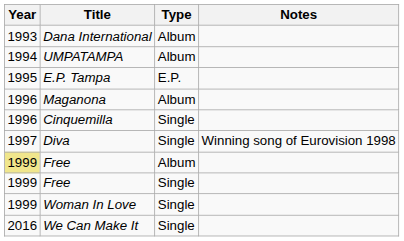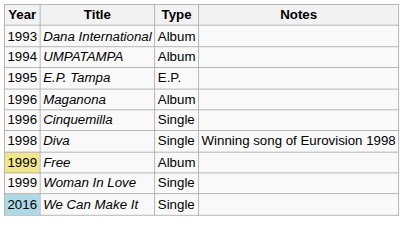(22, 141) 1997 -> (22, 141) 1998
- row: (57, 183)
(22, 225) no background -> (22, 204) lightblue background
